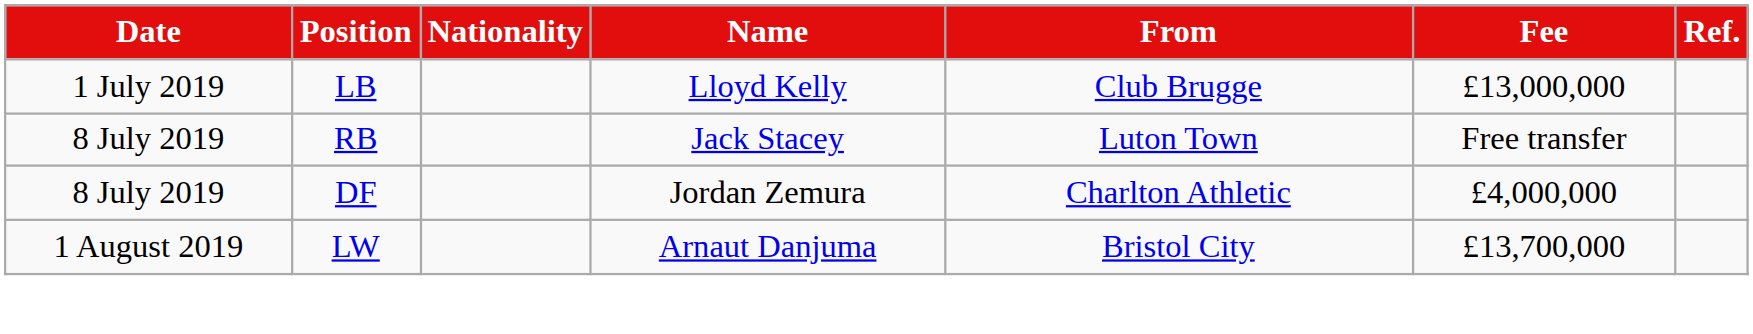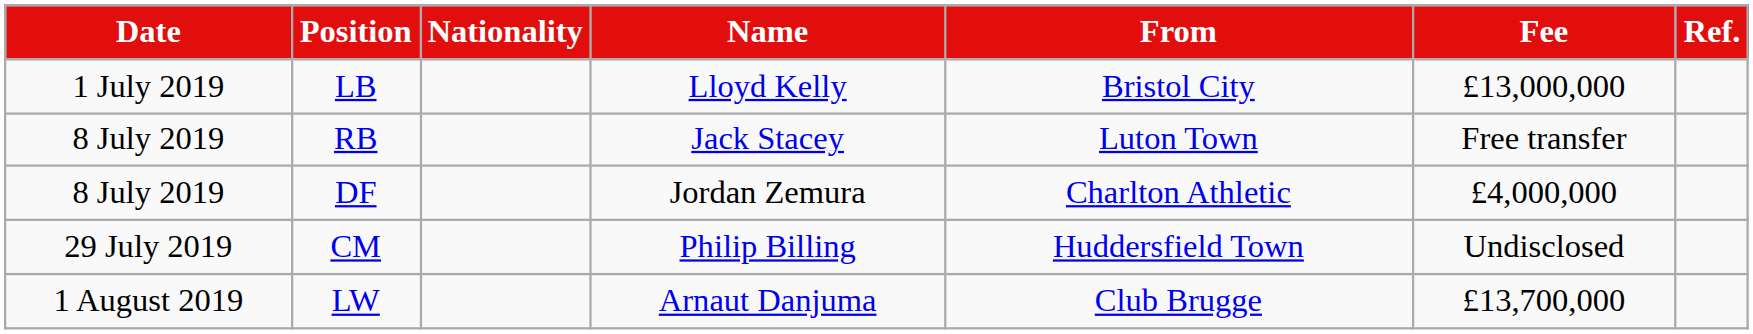(1178, 85) Club Brugge -> (1178, 85) Bristol City
+ row: (356, 246)
(1178, 246) Bristol City -> (1178, 300) Club Brugge
